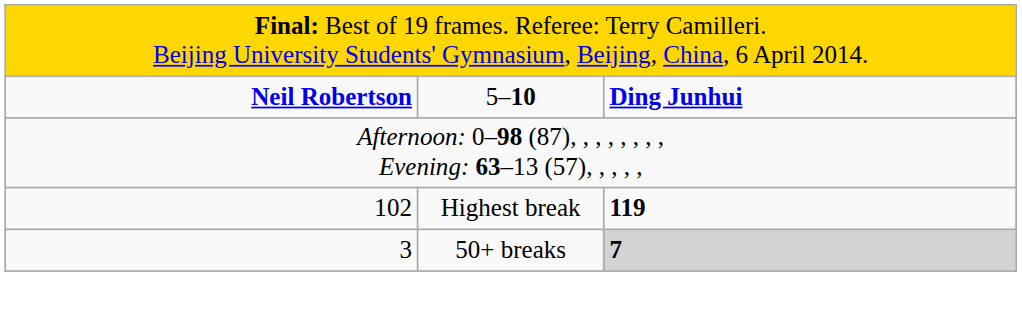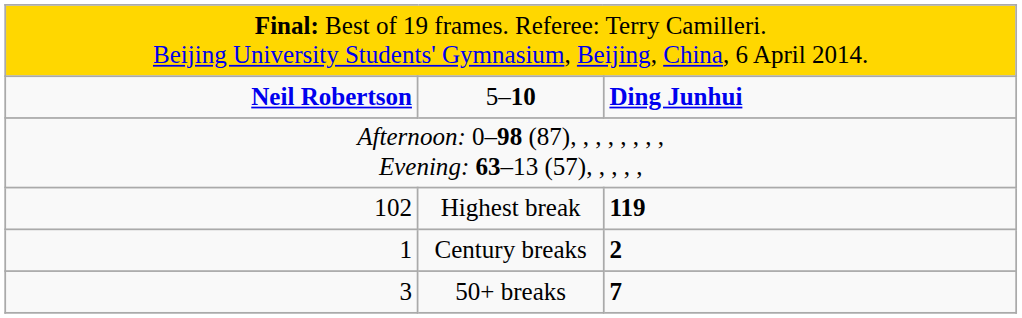+ row: (511, 250)
(616, 250) lightgrey background -> (616, 291) no background
